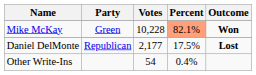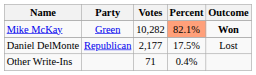(150, 29) 10,228 -> (150, 29) 10,282
(228, 45) bold -> (228, 45) normal
(150, 62) 54 -> (150, 62) 71
